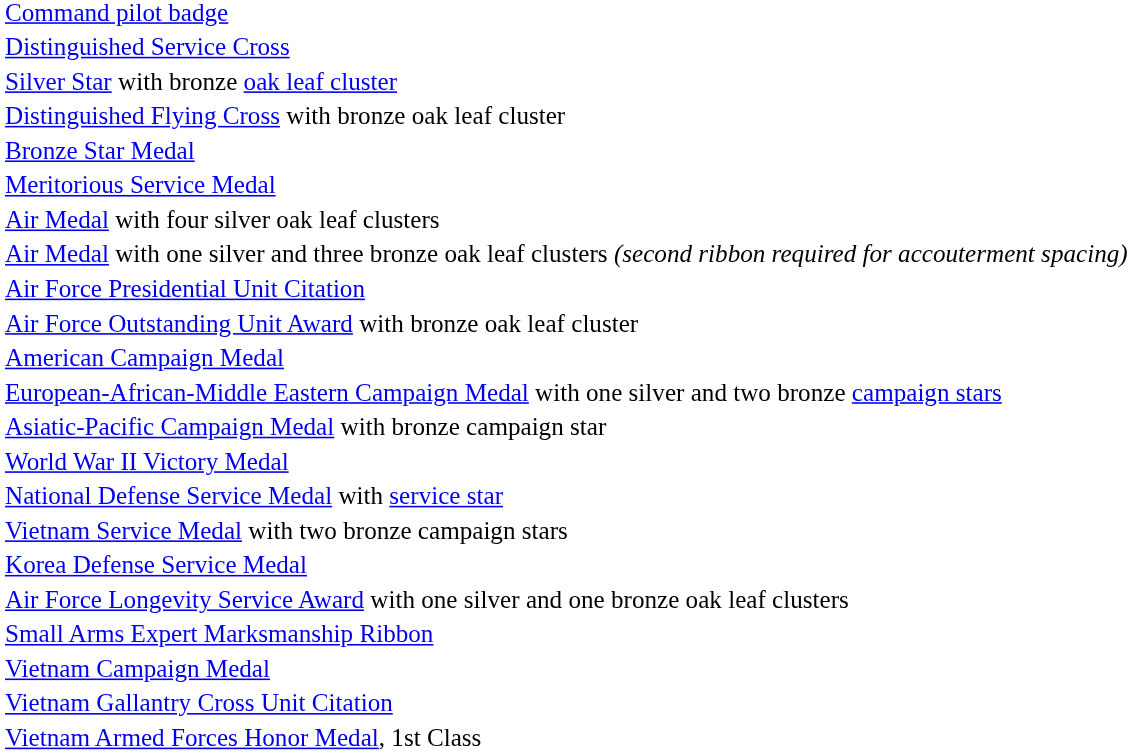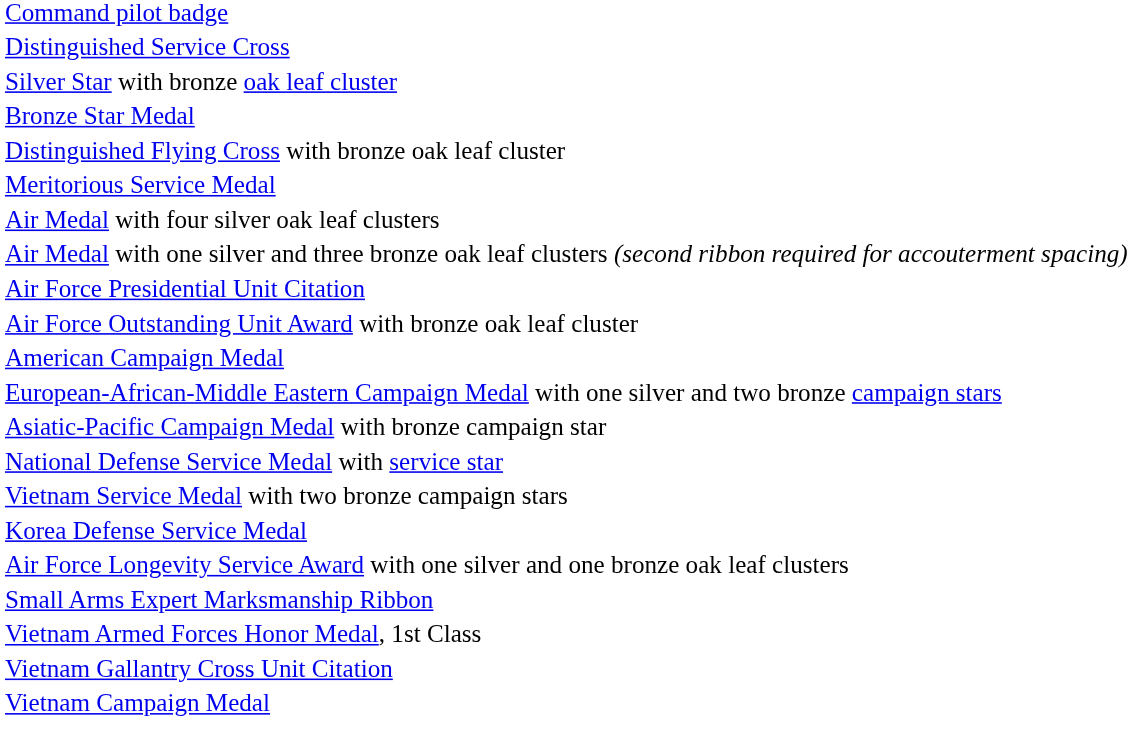rows swapped: (285, 116) <-> (100, 150)
- row: (147, 461)
rows swapped: (243, 737) <-> (137, 668)
